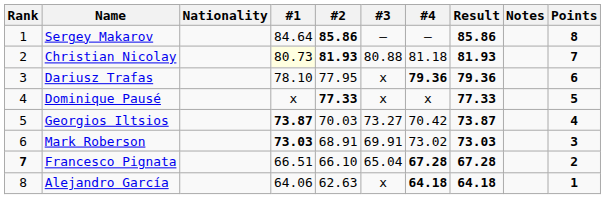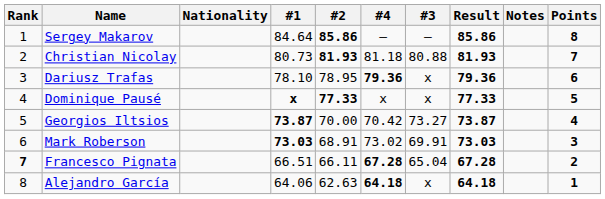columns swapped: (383, 15) <-> (428, 15)
(293, 57) lightyellow background -> (293, 57) no background
(338, 78) 77.95 -> (338, 78) 78.95
(293, 99) normal -> (293, 99) bold
(338, 120) 70.03 -> (338, 120) 70.00
(338, 162) 66.10 -> (338, 162) 66.11
